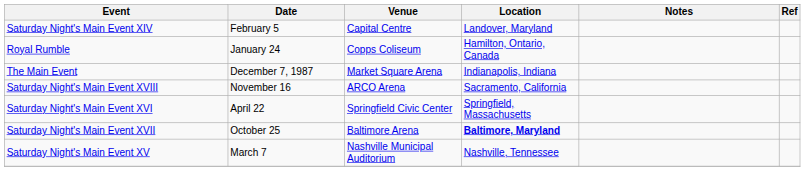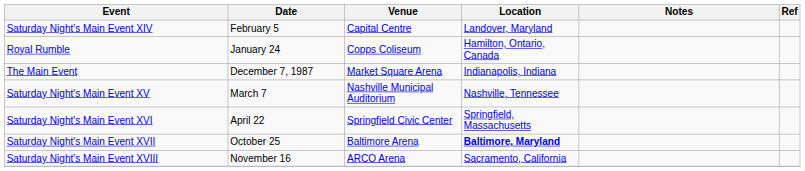rows swapped: (78, 152) <-> (82, 87)
